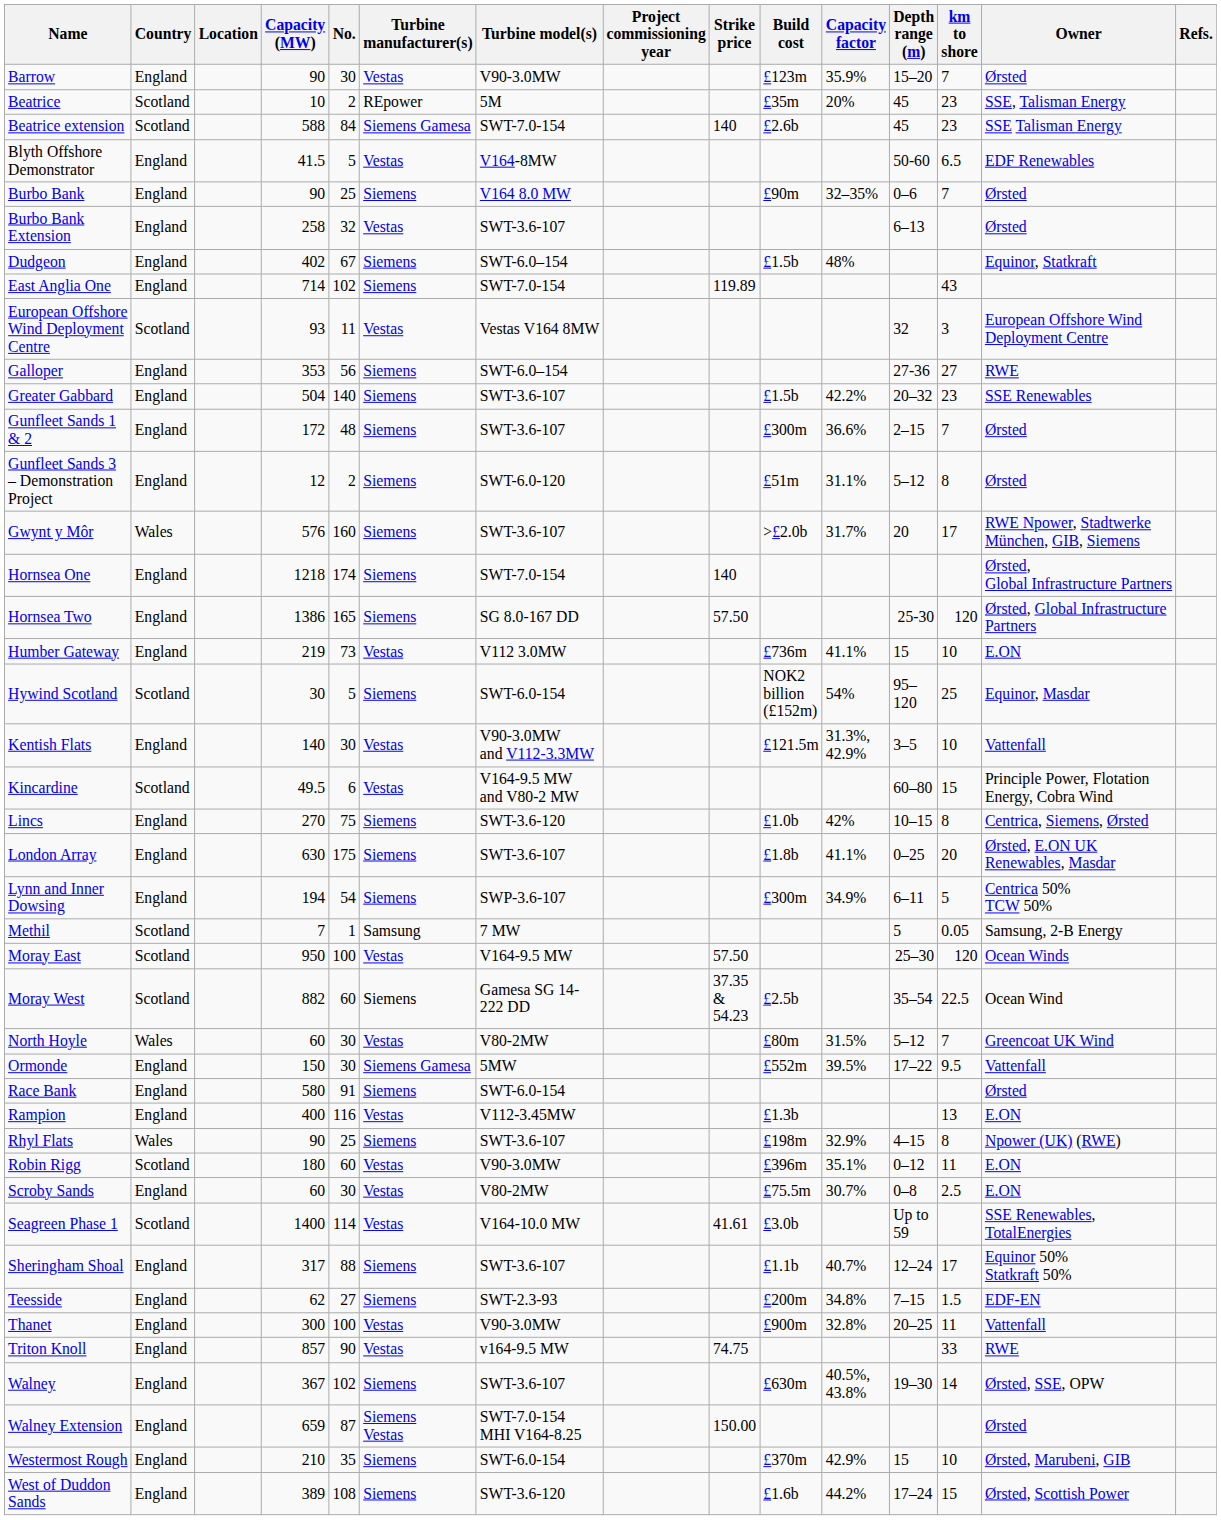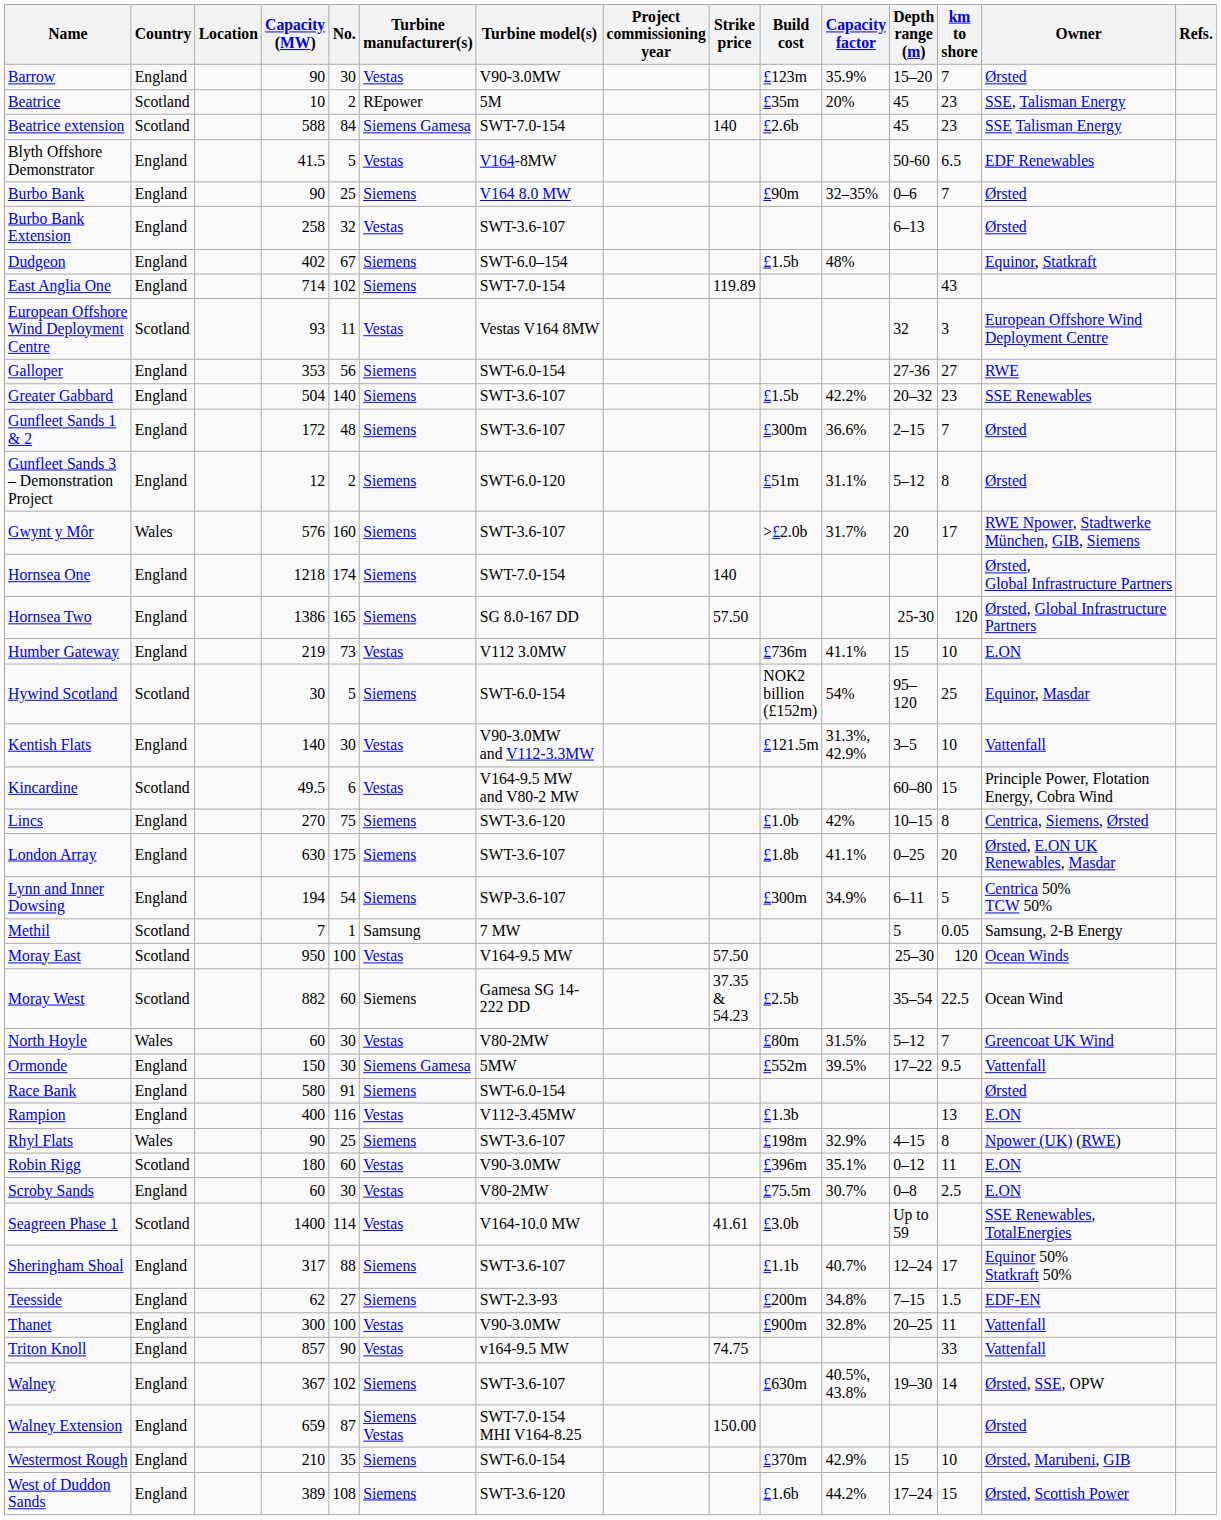(524, 371) SWT-6.0–154 -> (522, 371) SWT-6.0-154
(1002, 1349) RWE -> (1015, 1349) Vattenfall
